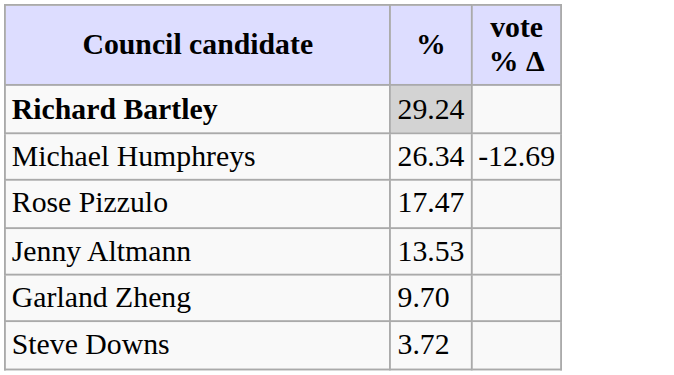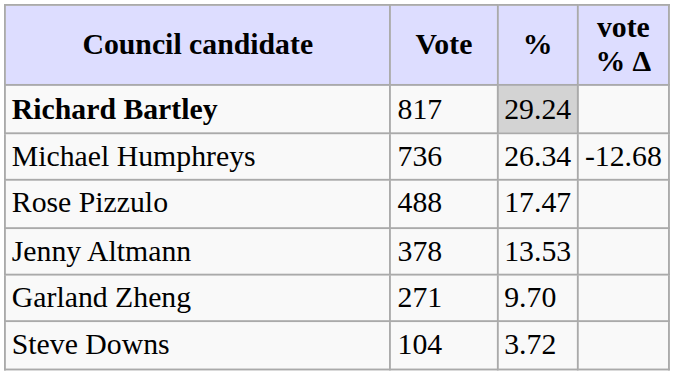+ column: (444, 44)
(517, 155) -12.69 -> (623, 155) -12.68
